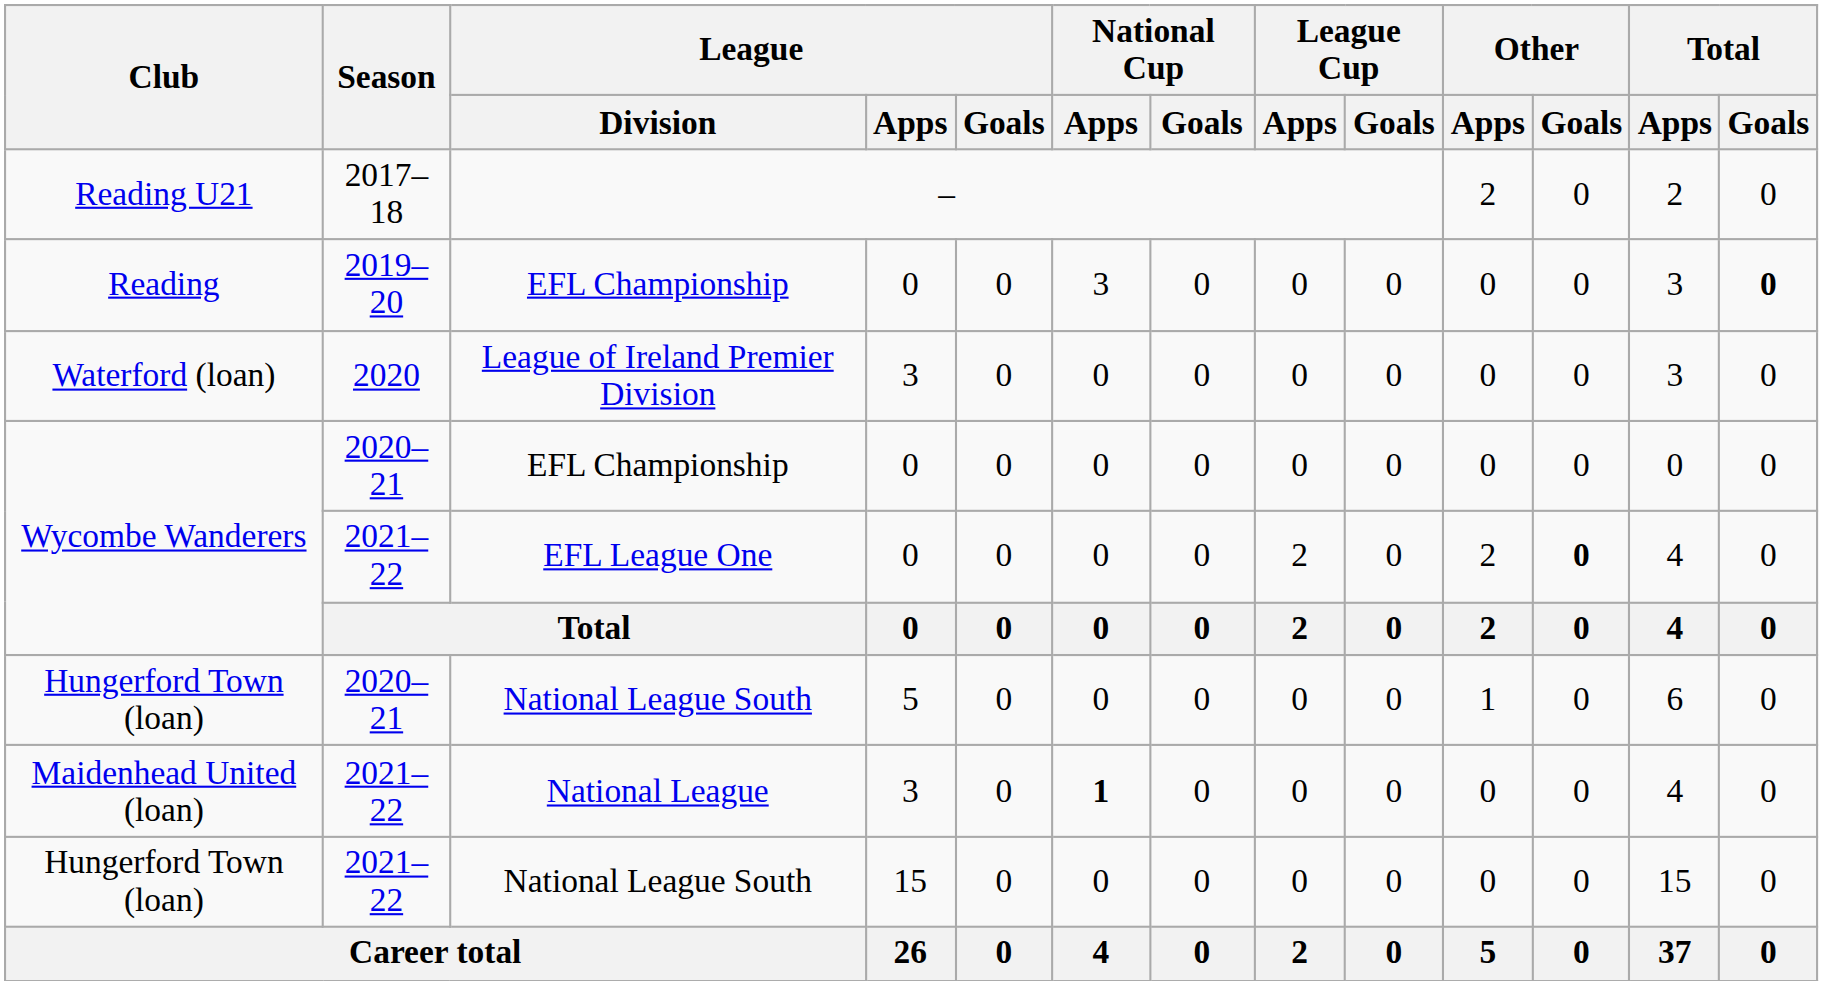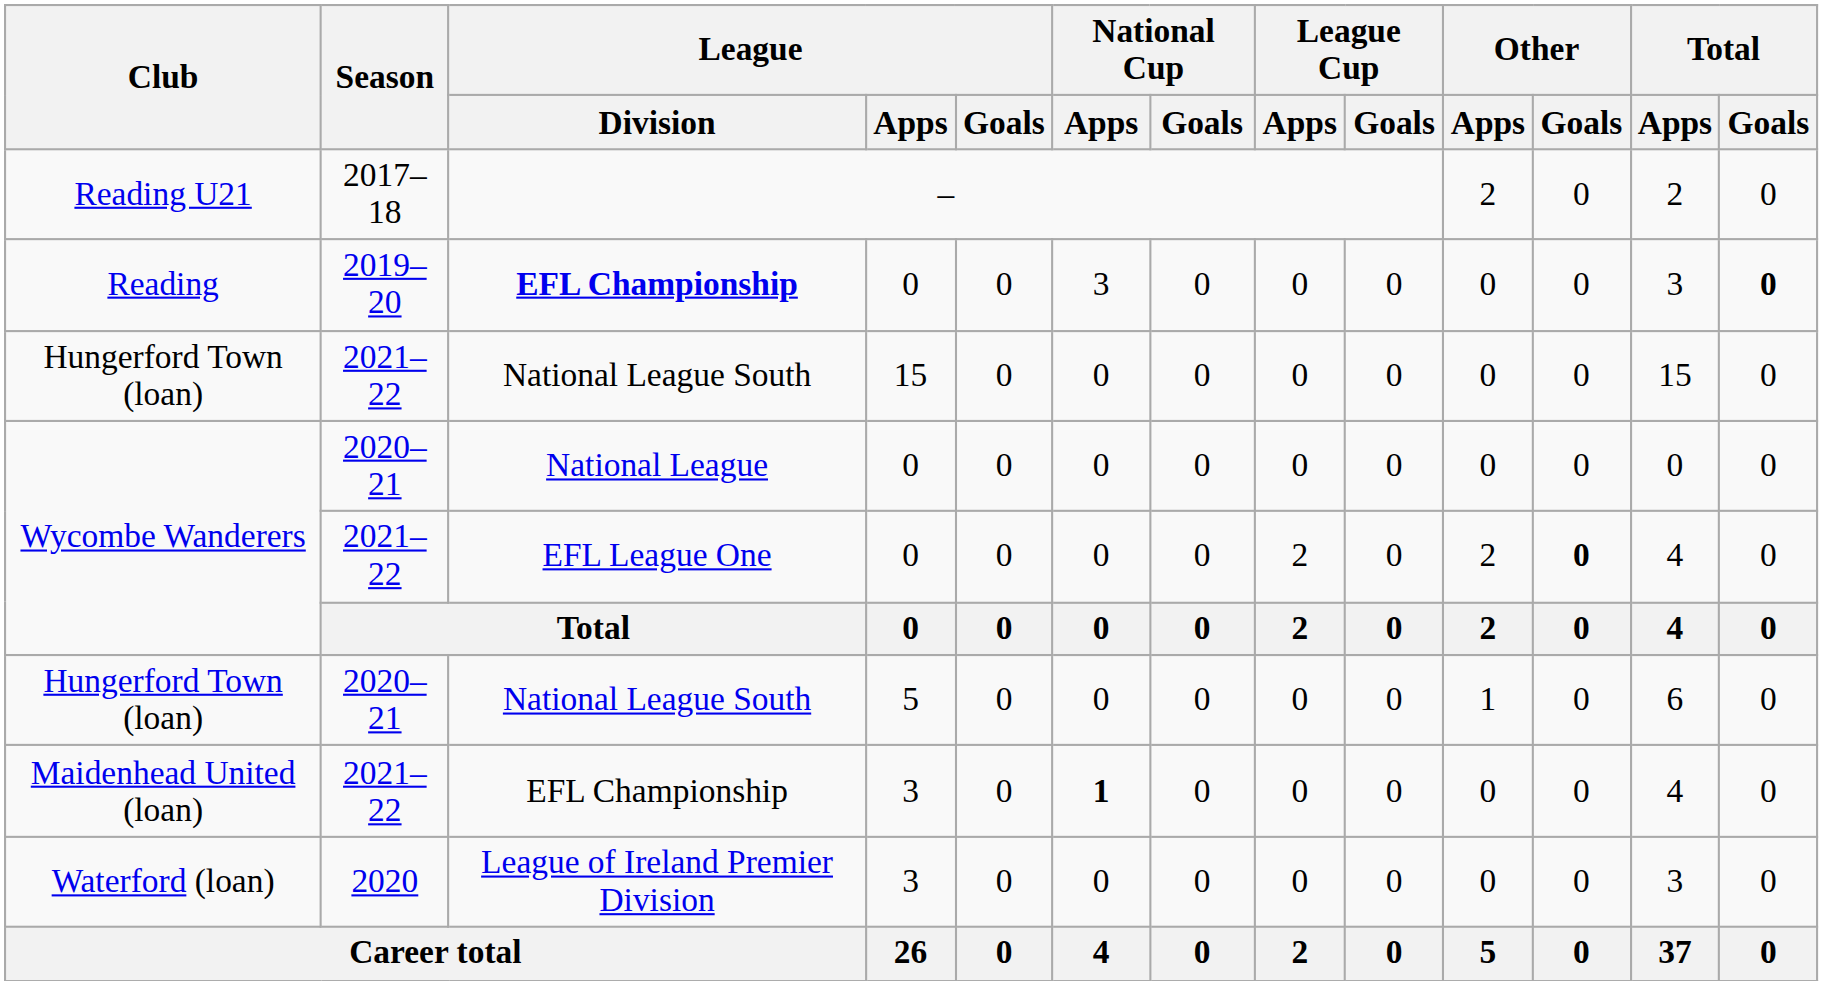(658, 284) normal -> (657, 284) bold
rows swapped: (164, 374) <-> (164, 881)
(658, 465) EFL Championship -> (657, 465) National League
(658, 790) National League -> (657, 790) EFL Championship
